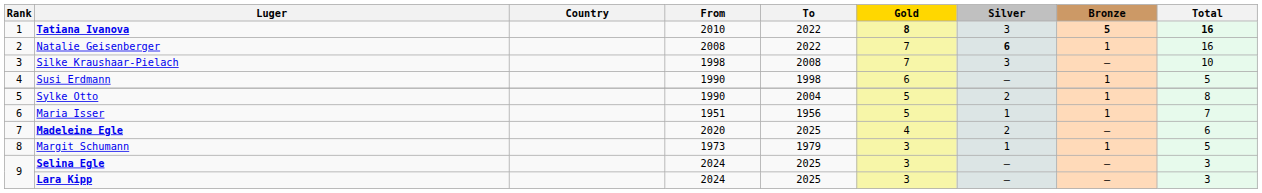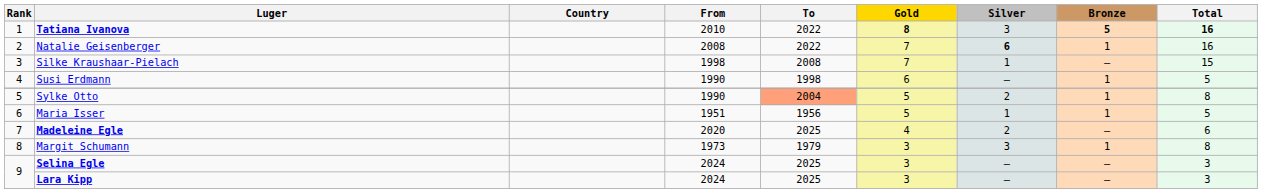(1007, 63) 3 -> (1007, 63) 1
(1207, 63) 10 -> (1207, 63) 15
(809, 96) no background -> (809, 96) lightsalmon background
(1207, 113) 7 -> (1207, 113) 5
(1007, 147) 1 -> (1007, 147) 3
(1207, 147) 5 -> (1207, 147) 8
